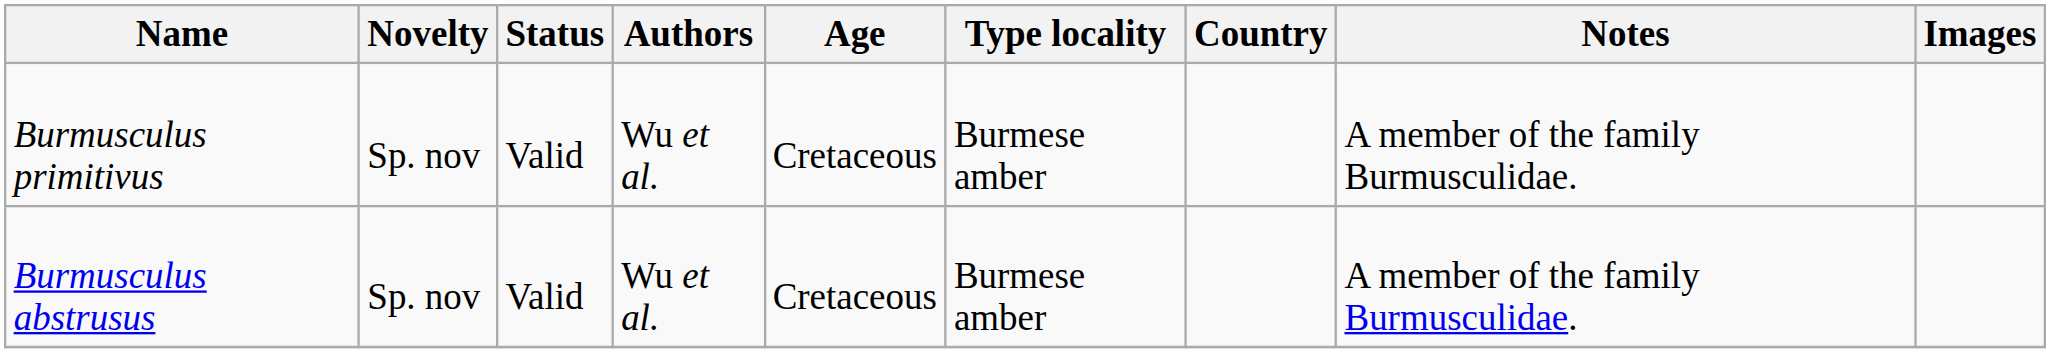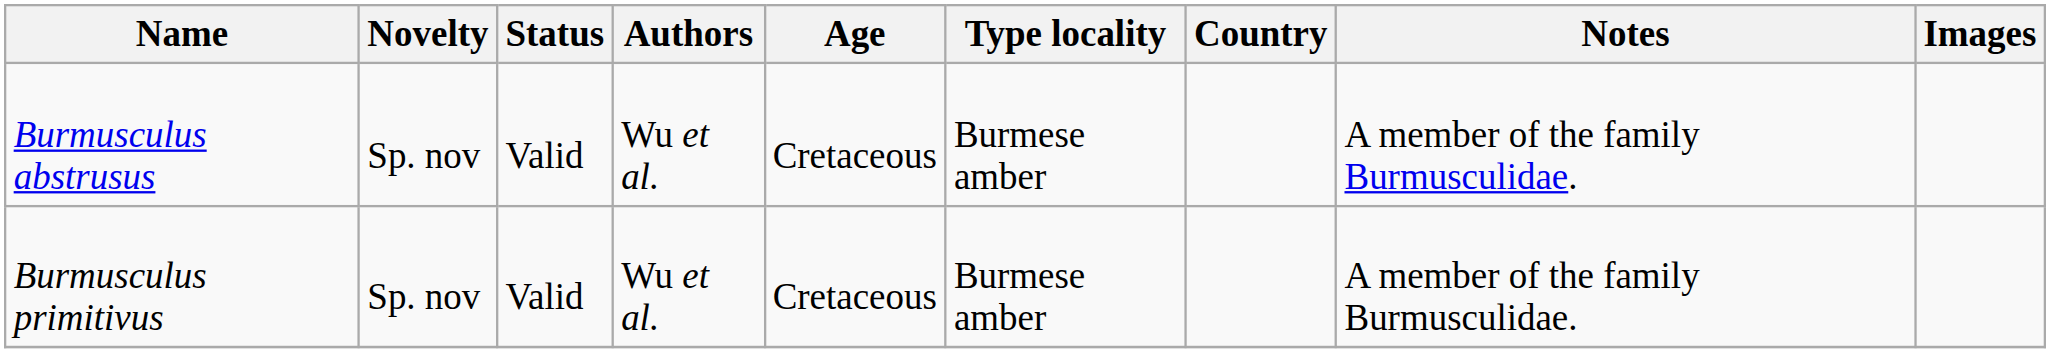rows swapped: (110, 296) <-> (110, 154)
